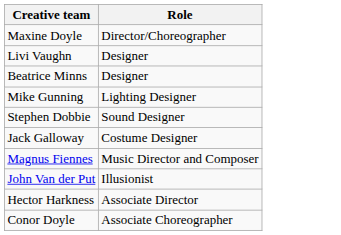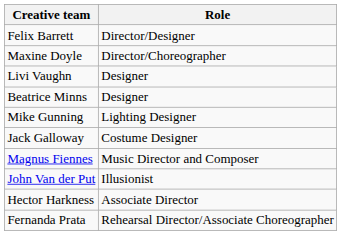+ row: (40, 35)
- row: (49, 117)
- row: (41, 220)
+ row: (46, 220)
